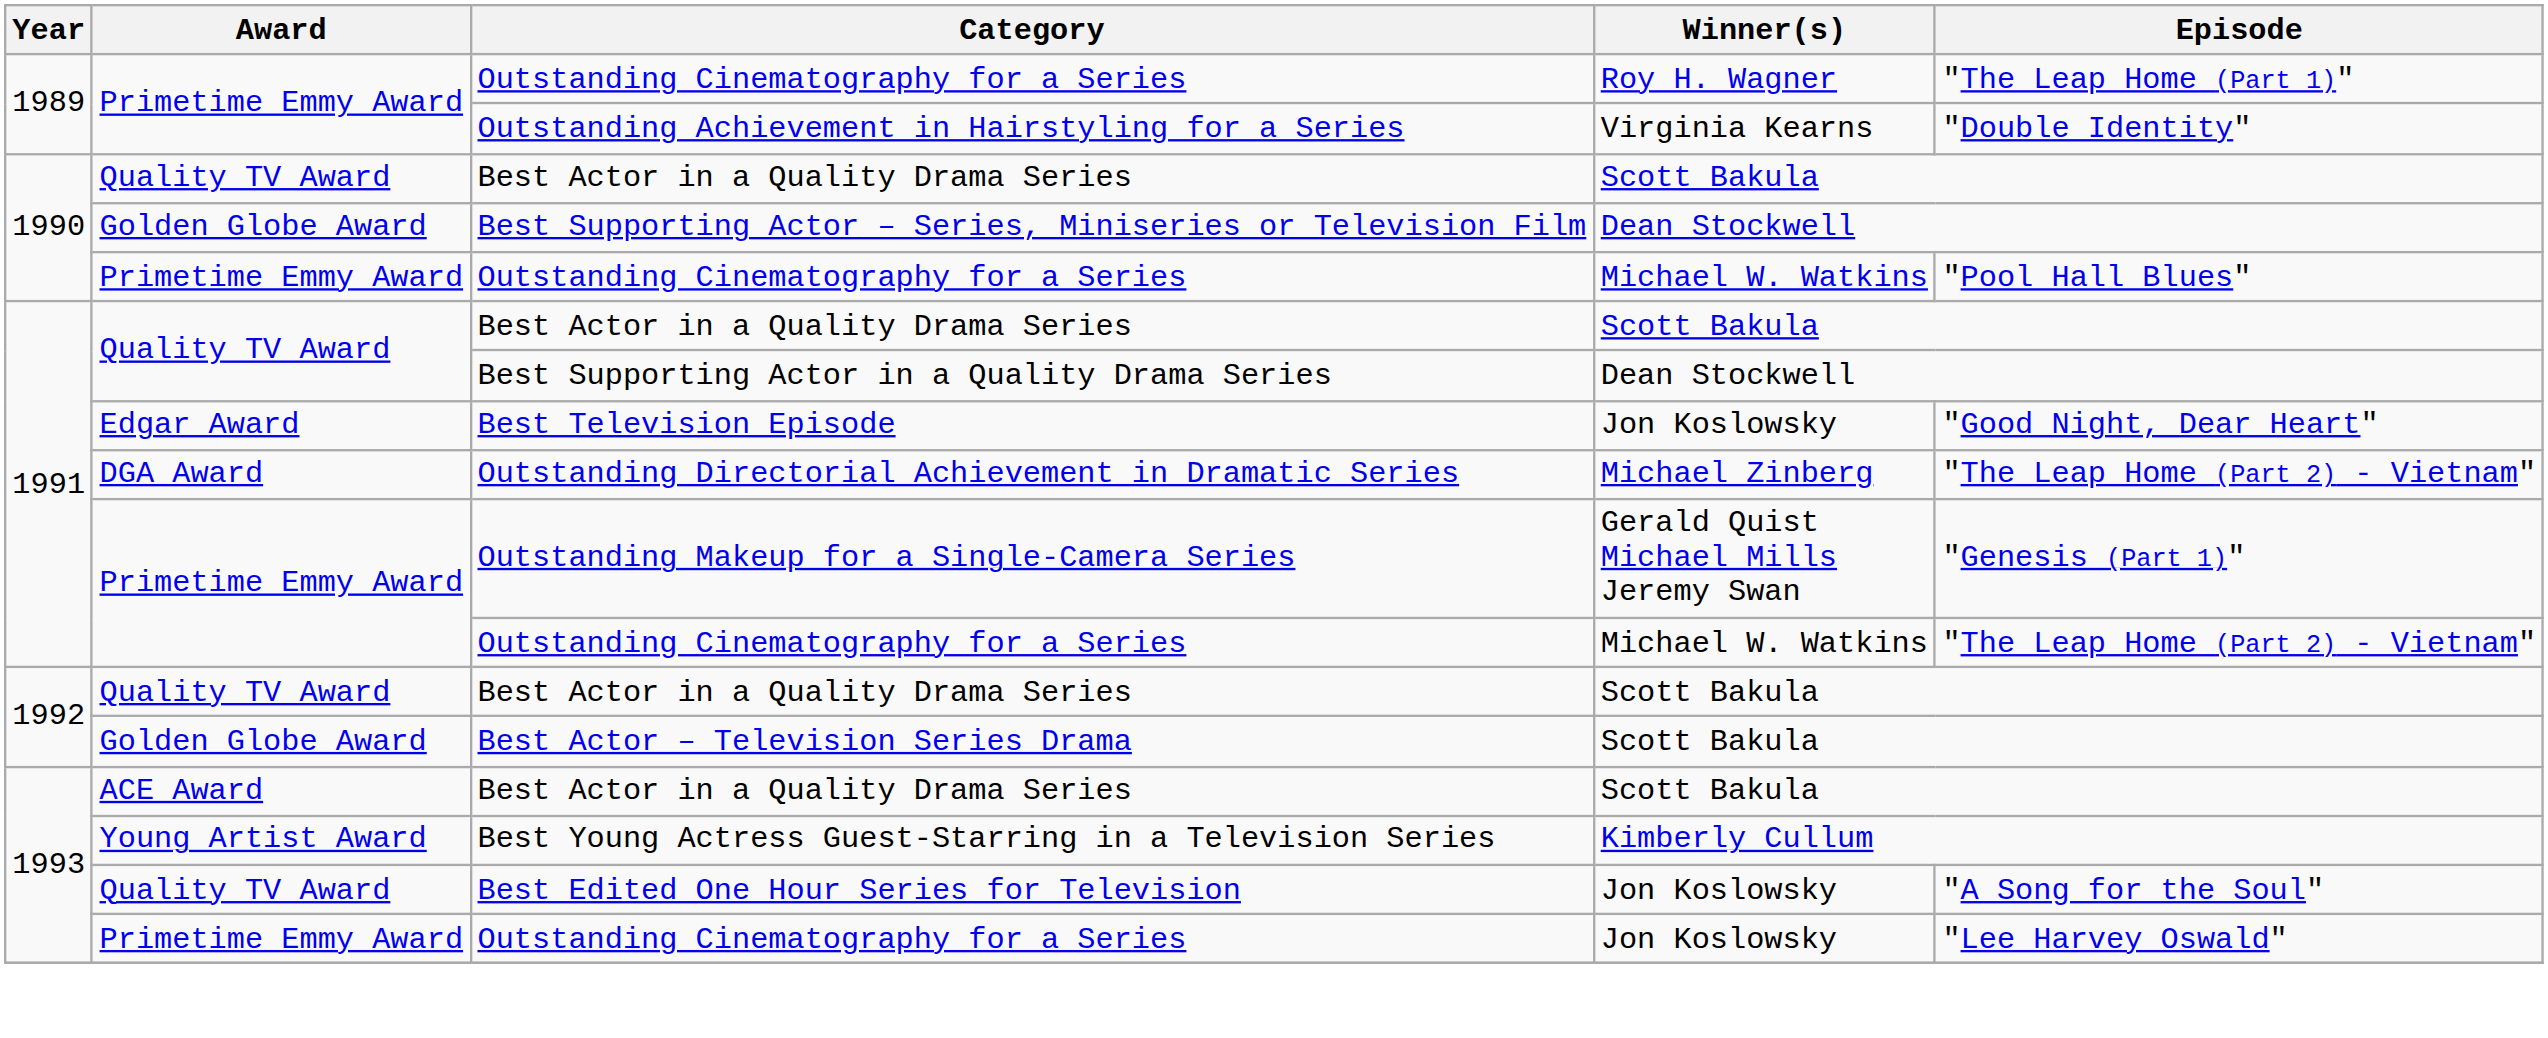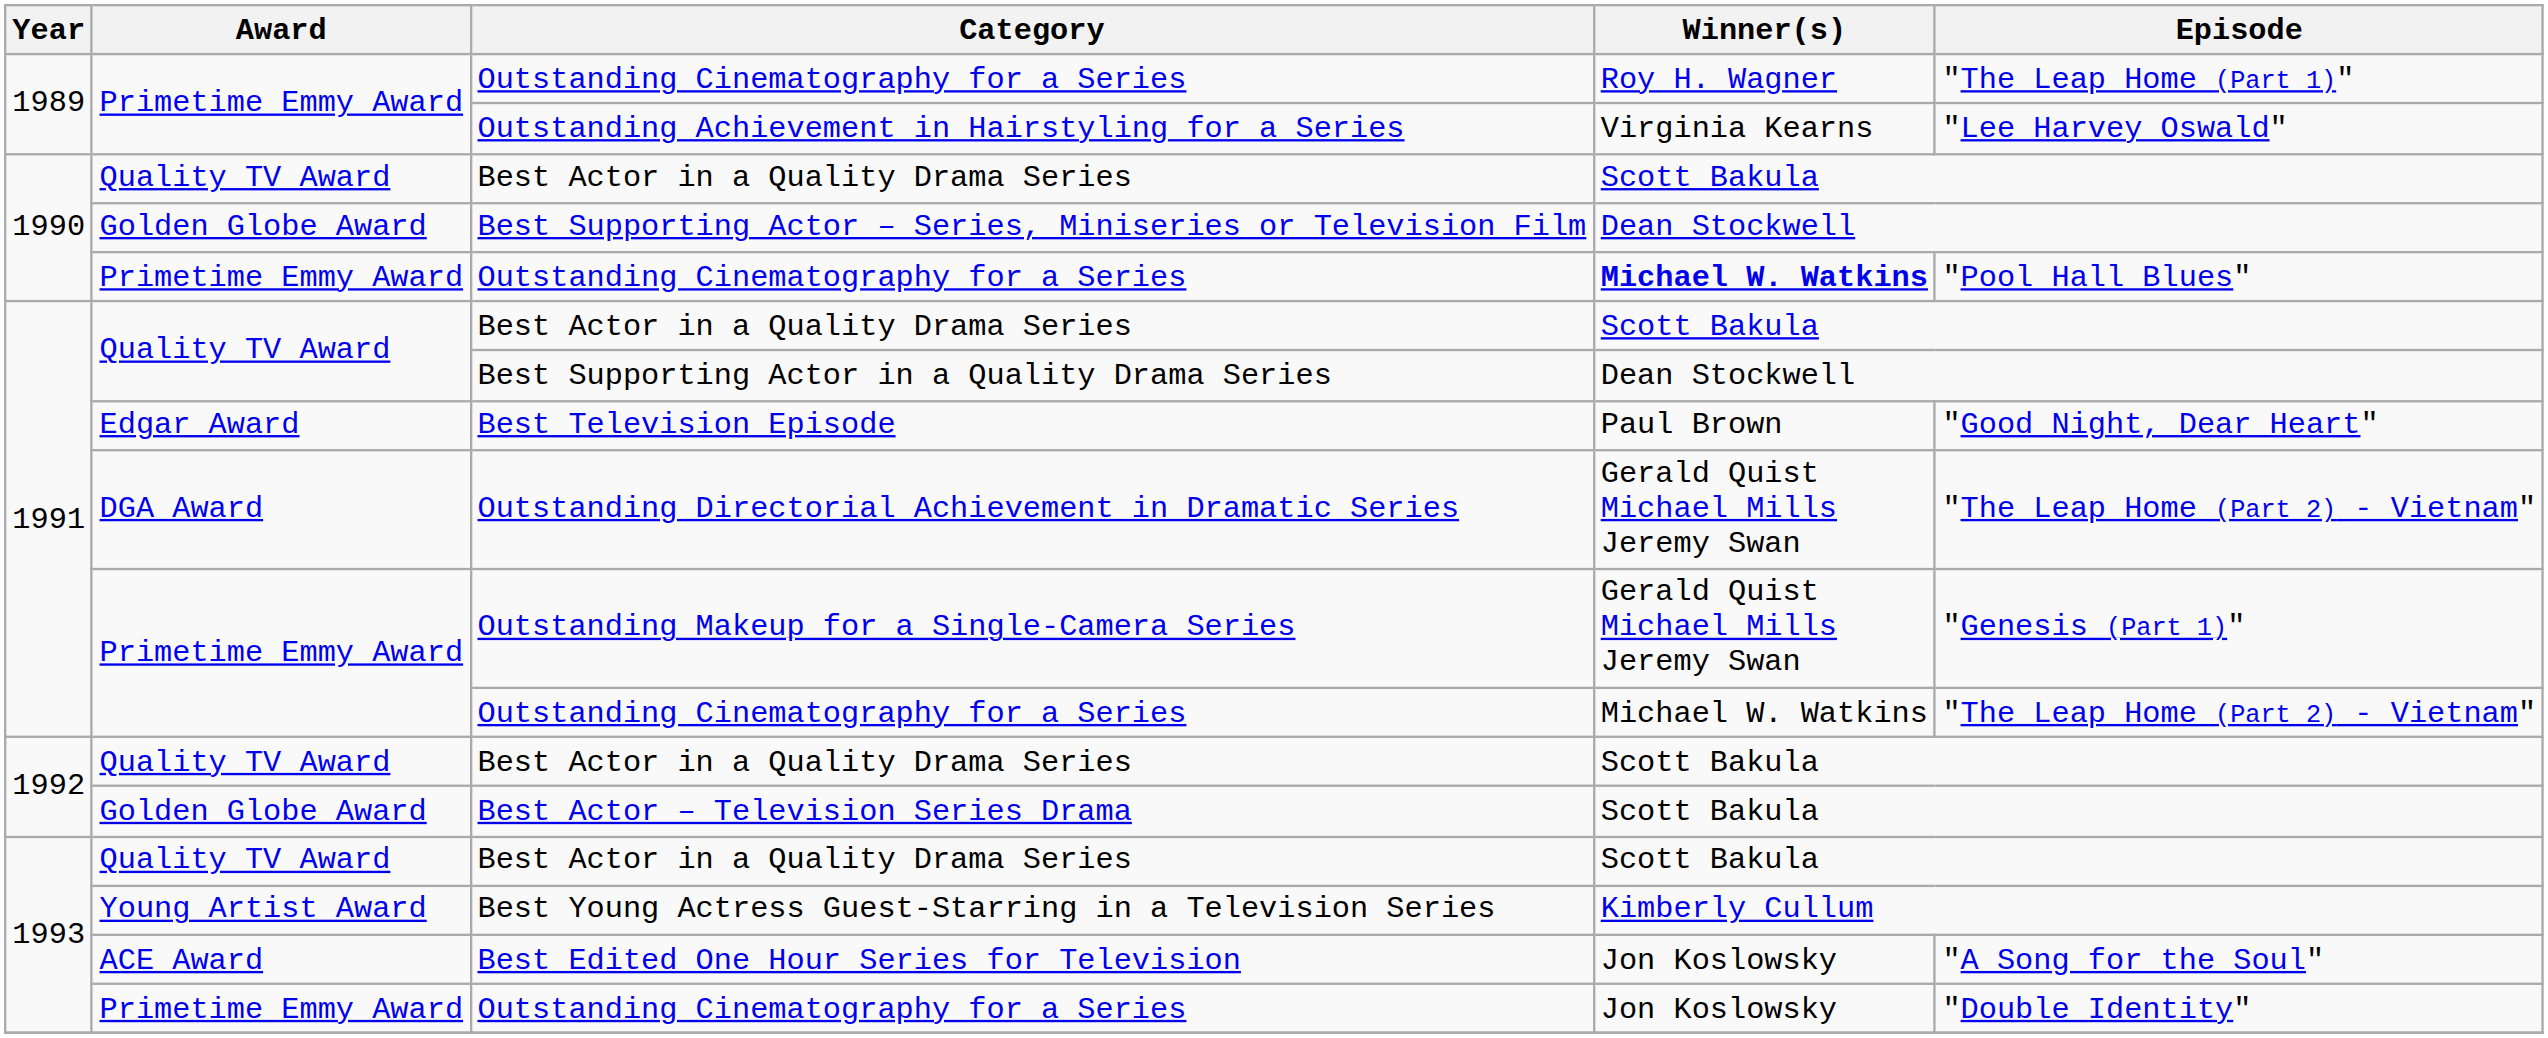(2097, 129) "Double Identity" -> (2115, 129) "Lee Harvey Oswald"
(1764, 277) normal -> (1764, 277) bold
(1719, 425) Jon Koslowsky -> (1692, 425) Paul Brown
(1737, 474) Michael Zinberg -> (1719, 509) Gerald Quist Michael Mills Jeremy Swan
(181, 791) ACE Award -> (245, 861) Quality TV Award
(245, 890) Quality TV Award -> (181, 960) ACE Award
(2115, 939) "Lee Harvey Oswald" -> (2097, 1009) "Double Identity"
